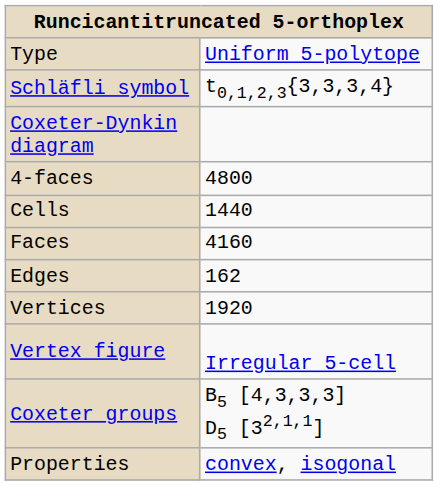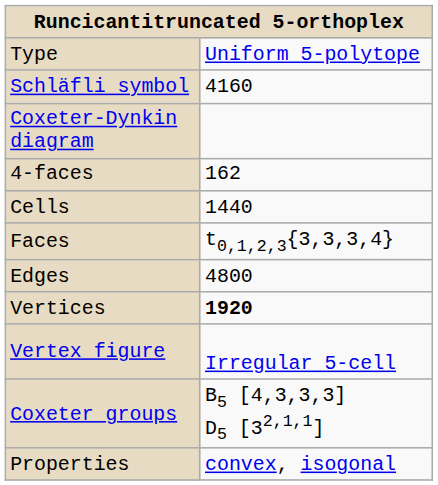(300, 89) t0,1,2,3{3,3,3,4} -> (229, 87) 4160
(229, 178) 4800 -> (223, 174) 162
(229, 243) 4160 -> (300, 241) t0,1,2,3{3,3,3,4}
(223, 276) 162 -> (229, 276) 4800
(229, 308) normal -> (229, 308) bold
